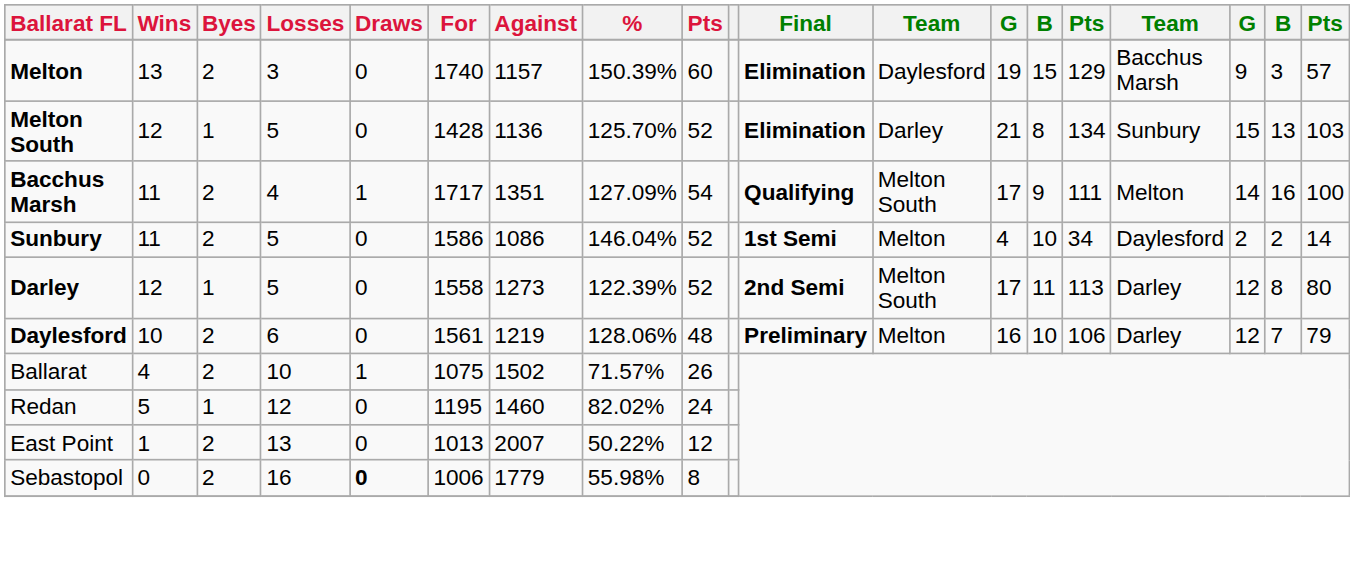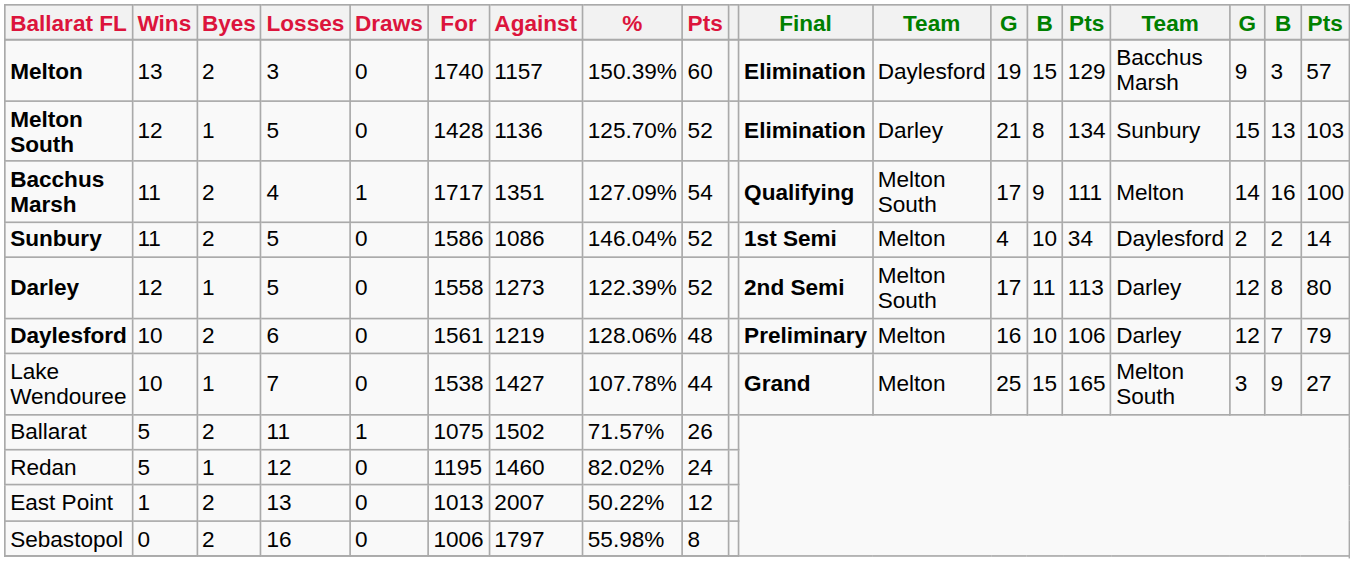+ row: (68, 383)
(144, 371) 4 -> (144, 431) 5
(279, 371) 10 -> (278, 431) 11
(361, 478) bold -> (361, 538) normal
(519, 478) 1779 -> (519, 538) 1797
